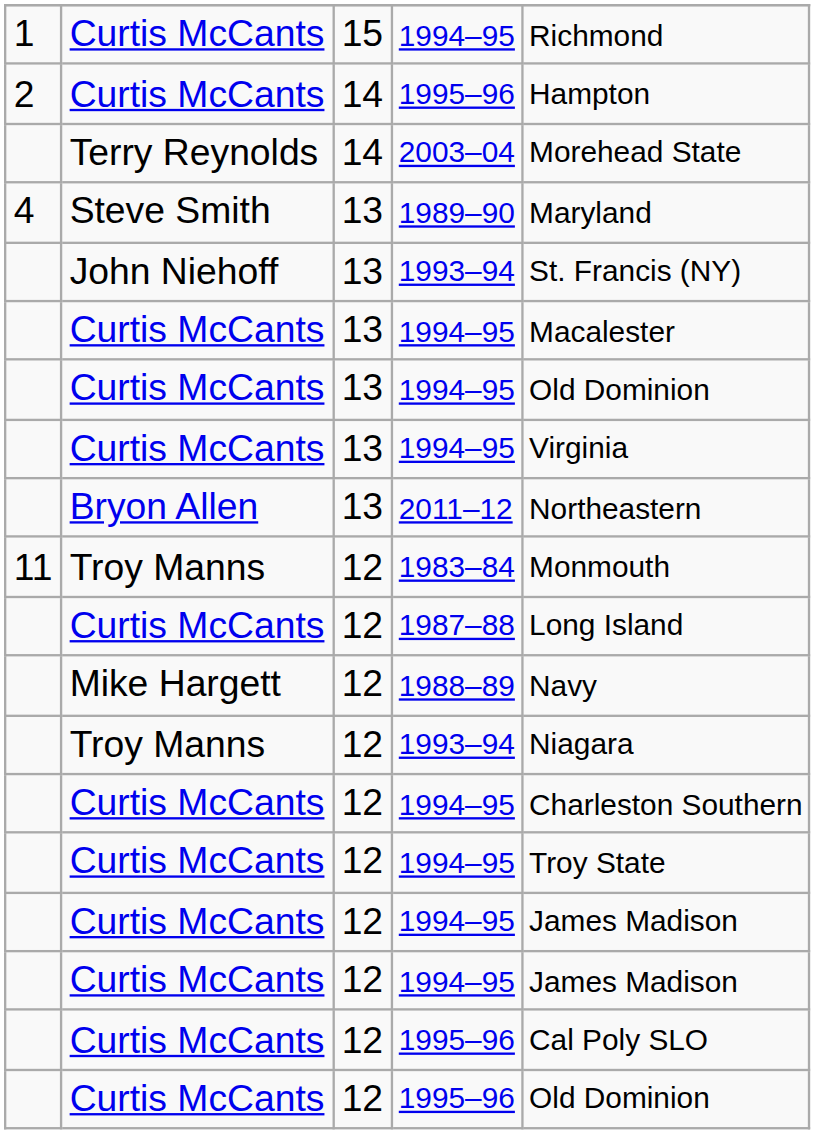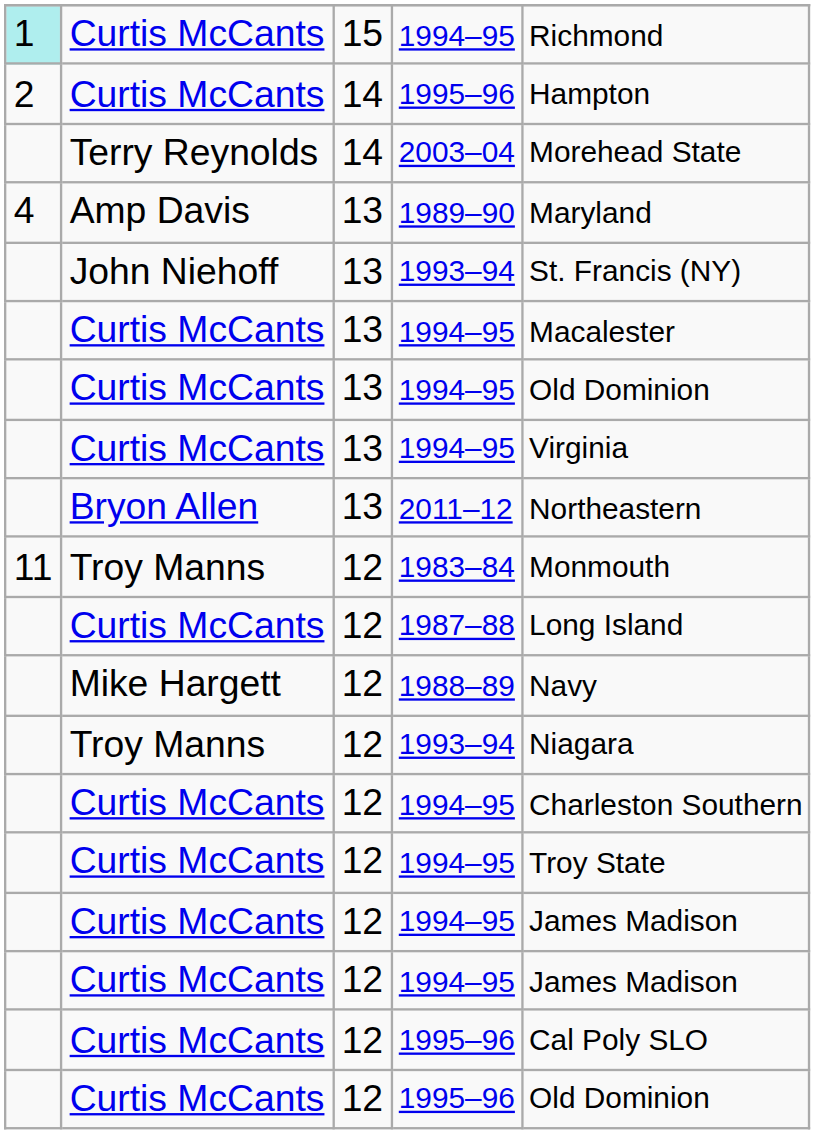(24, 34) no background -> (24, 34) paleturquoise background
(170, 211) Steve Smith -> (160, 211) Amp Davis
